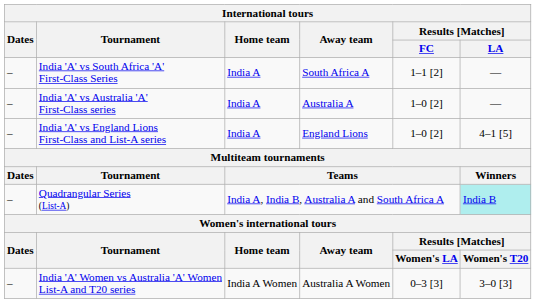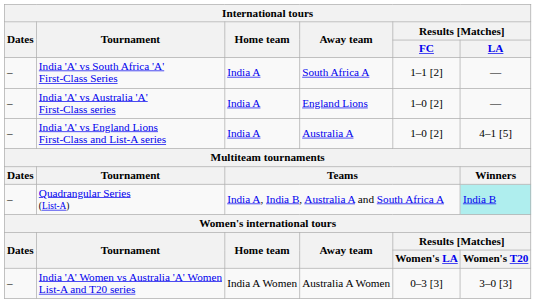(328, 103) Australia A -> (335, 103) England Lions
(335, 133) England Lions -> (328, 133) Australia A
